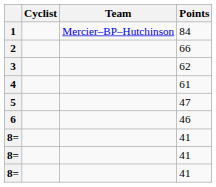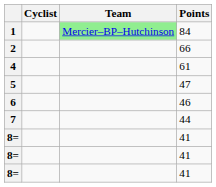(118, 31) no background -> (118, 31) lightgreen background
- row: (13, 66)
+ row: (13, 119)
